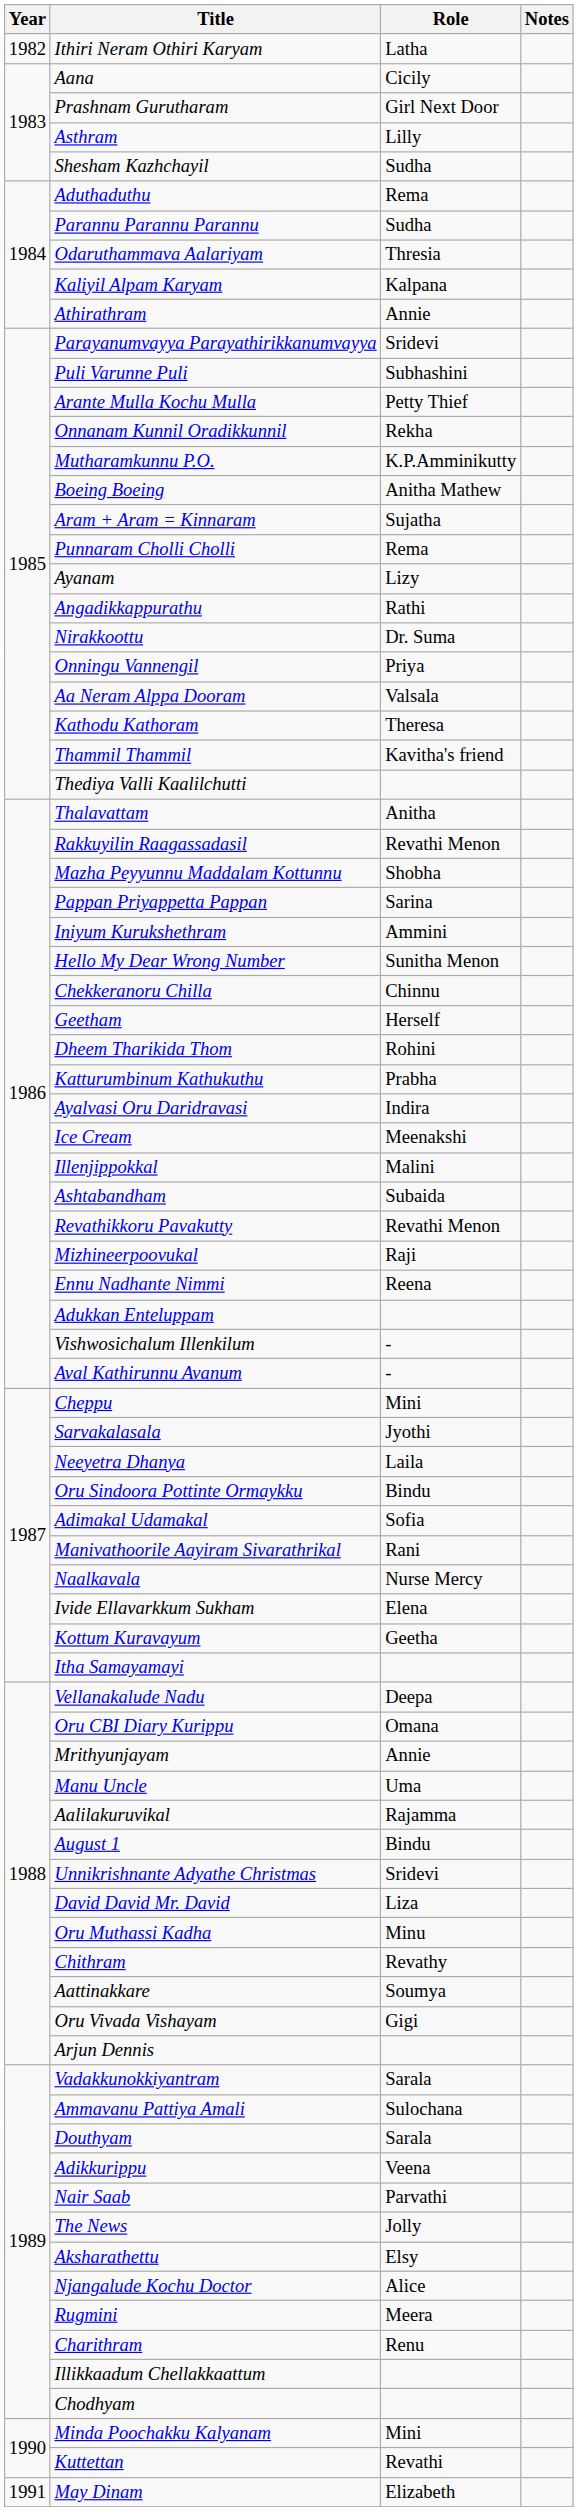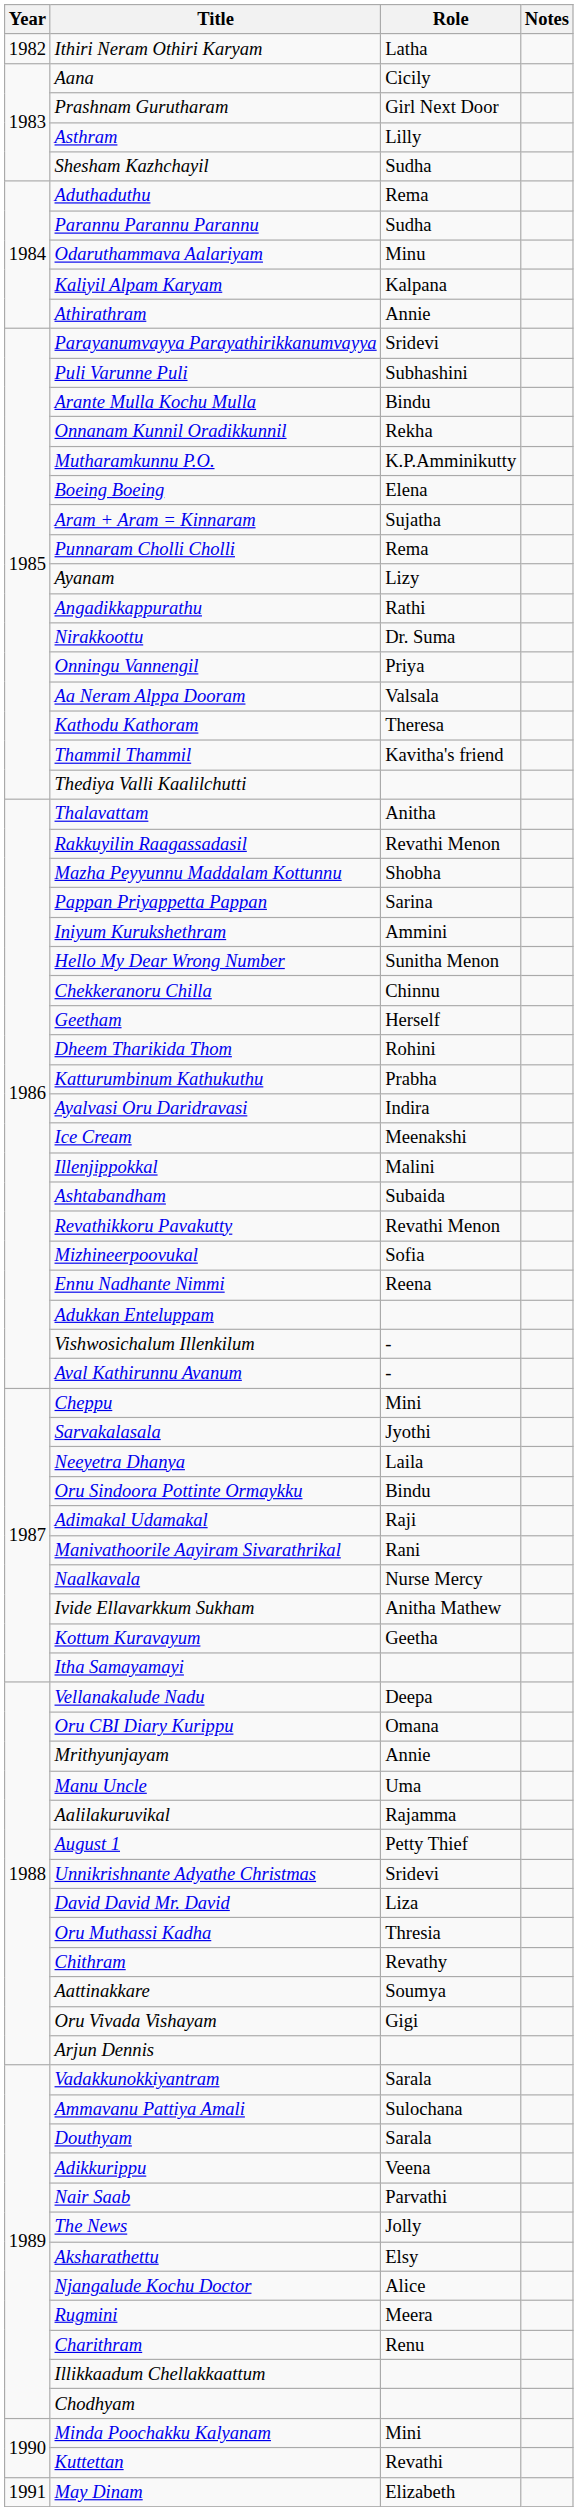(413, 254) Thresia -> (405, 254) Minu
(427, 401) Petty Thief -> (408, 401) Bindu
(443, 490) Anitha Mathew -> (406, 490) Elena
(401, 1255) Raji -> (405, 1255) Sofia
(405, 1520) Sofia -> (401, 1520) Raji
(406, 1608) Elena -> (443, 1608) Anitha Mathew
(408, 1844) Bindu -> (427, 1844) Petty Thief
(405, 1932) Minu -> (413, 1932) Thresia
